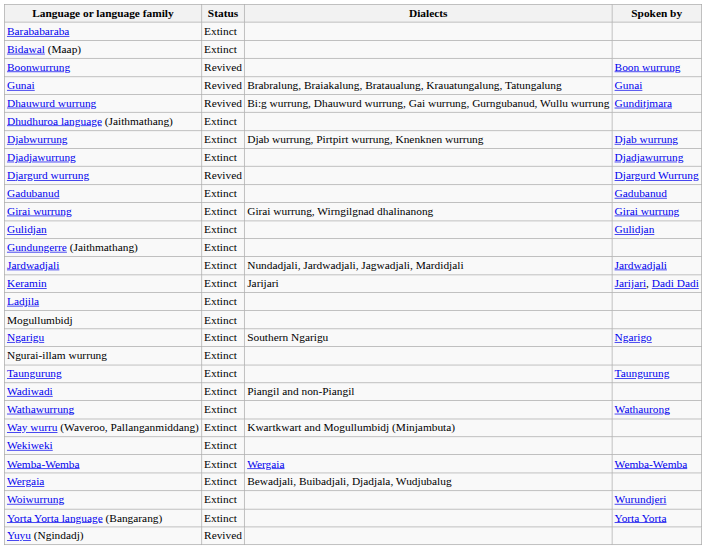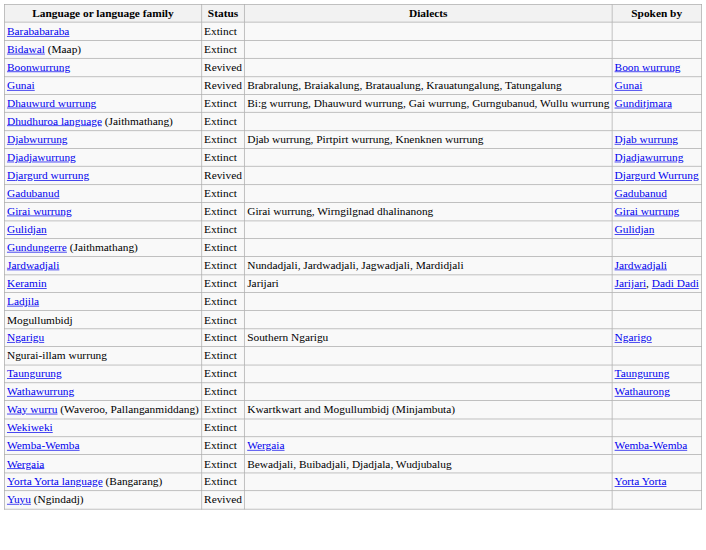(223, 103) Revived -> (220, 103) Extinct
- row: (30, 391)
- row: (36, 499)
